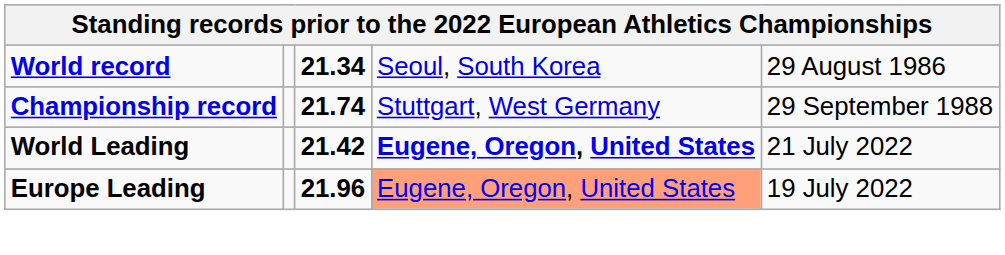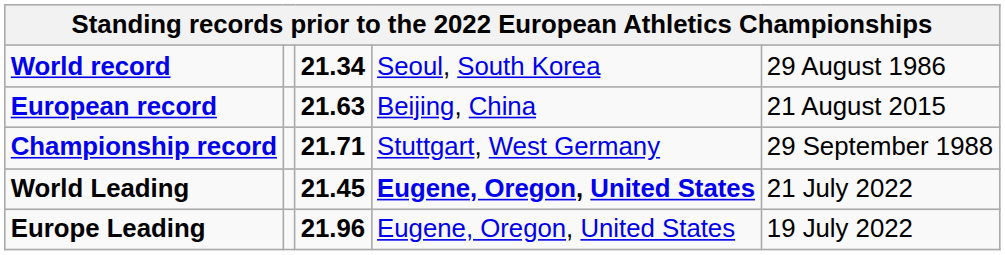+ row: (114, 106)
(333, 106) 21.74 -> (333, 147) 21.71
(333, 147) 21.42 -> (333, 188) 21.45
(556, 188) lightsalmon background -> (556, 229) no background
